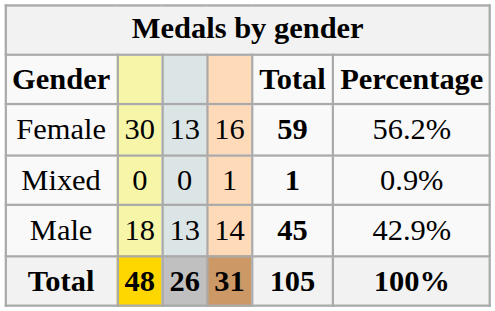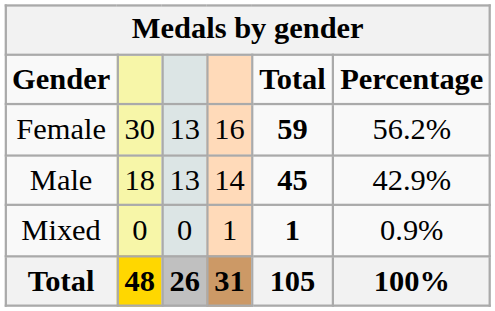rows swapped: (61, 230) <-> (61, 179)
